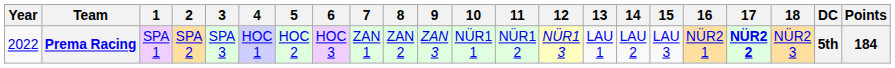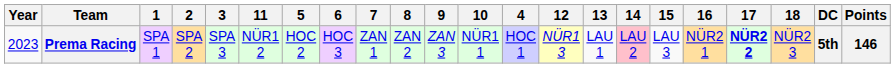columns swapped: (257, 15) <-> (517, 15)
(23, 44) 2022 -> (23, 44) 2023
(633, 44) no background -> (633, 44) pink background
(866, 44) 184 -> (866, 44) 146
